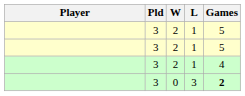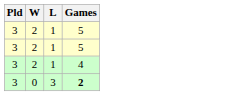- column: (75, 13)
